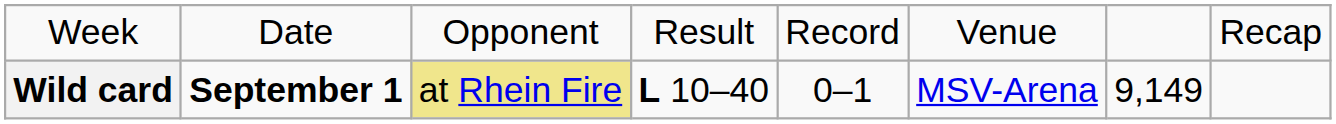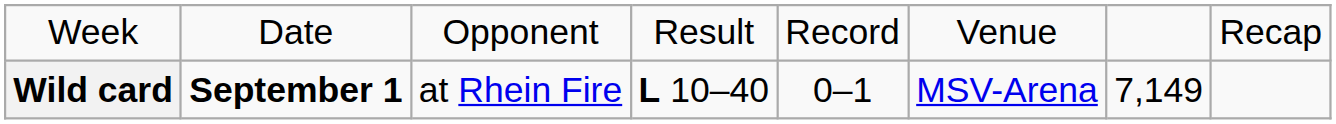(521, 88) khaki background -> (521, 88) no background
(1159, 88) 9,149 -> (1159, 88) 7,149
